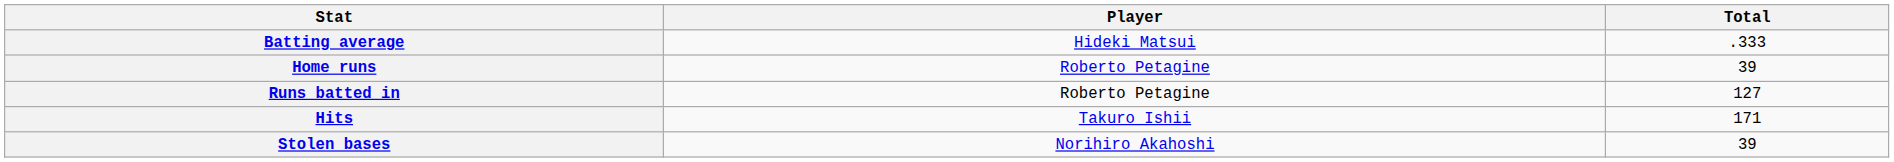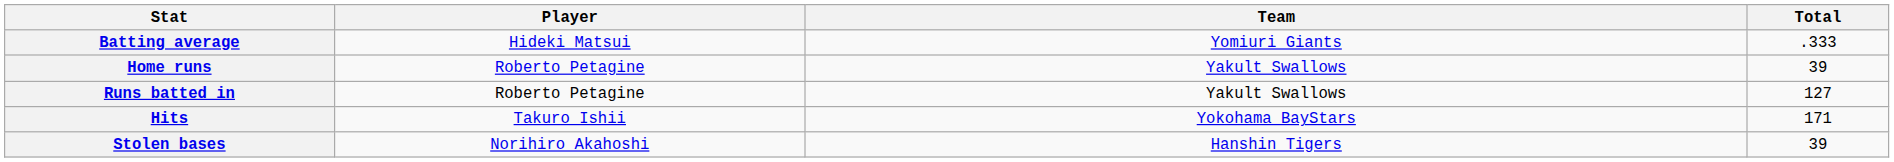+ column: (1276, 17)
